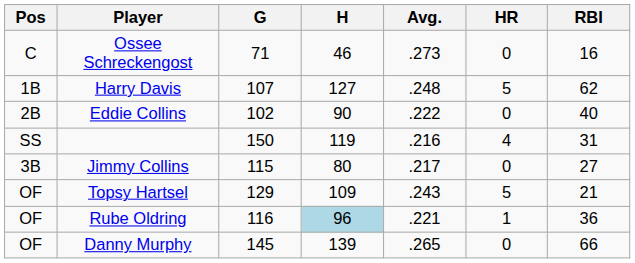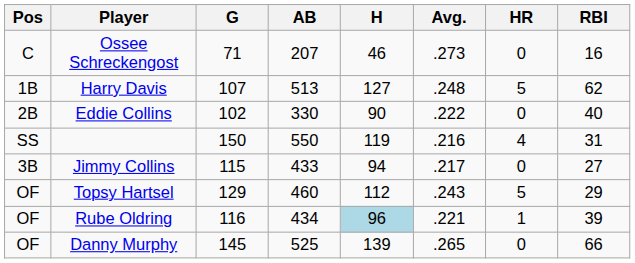+ column: (305, 17)
(342, 166) 80 -> (377, 166) 94
(342, 192) 109 -> (377, 192) 112
(589, 192) 21 -> (594, 192) 29
(589, 219) 36 -> (594, 219) 39
